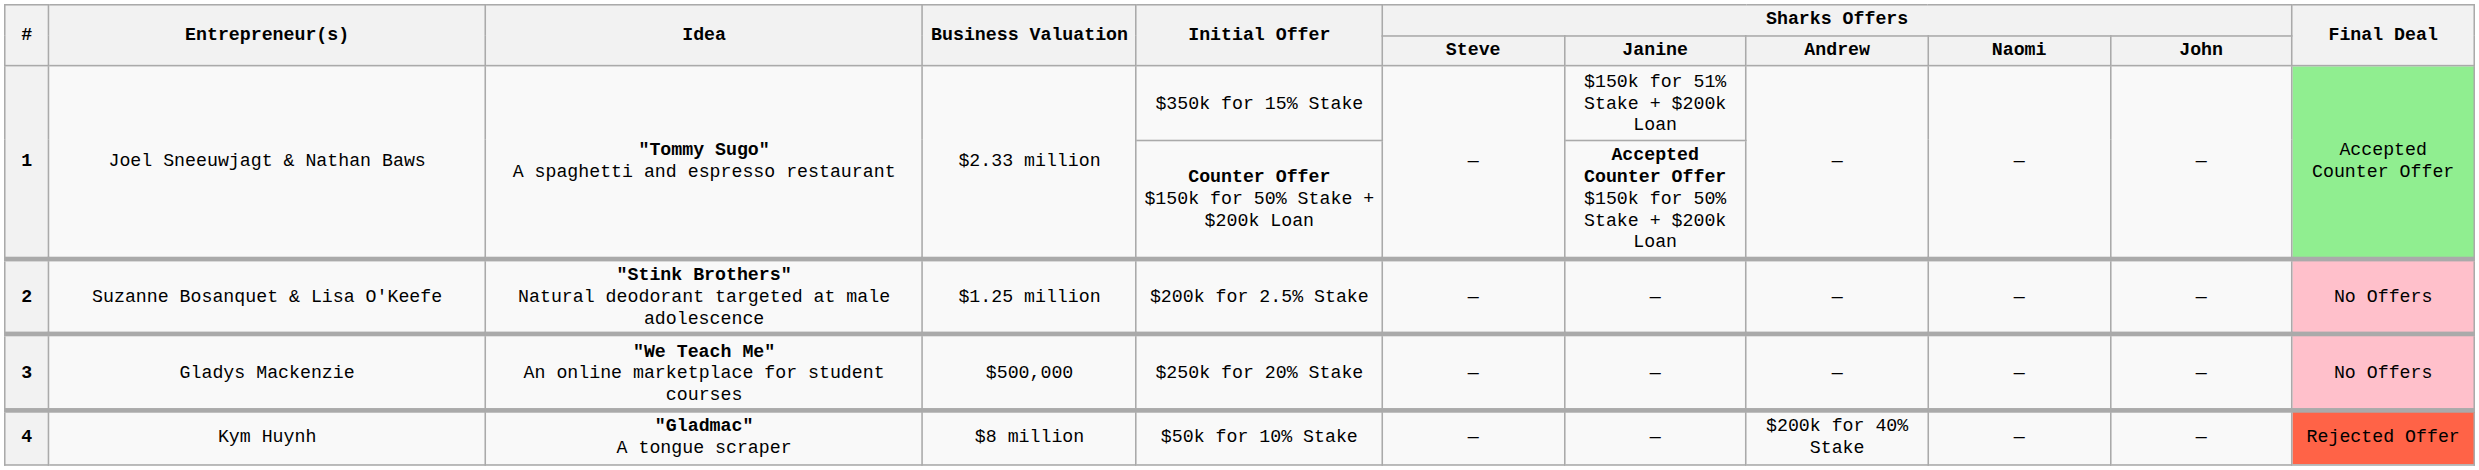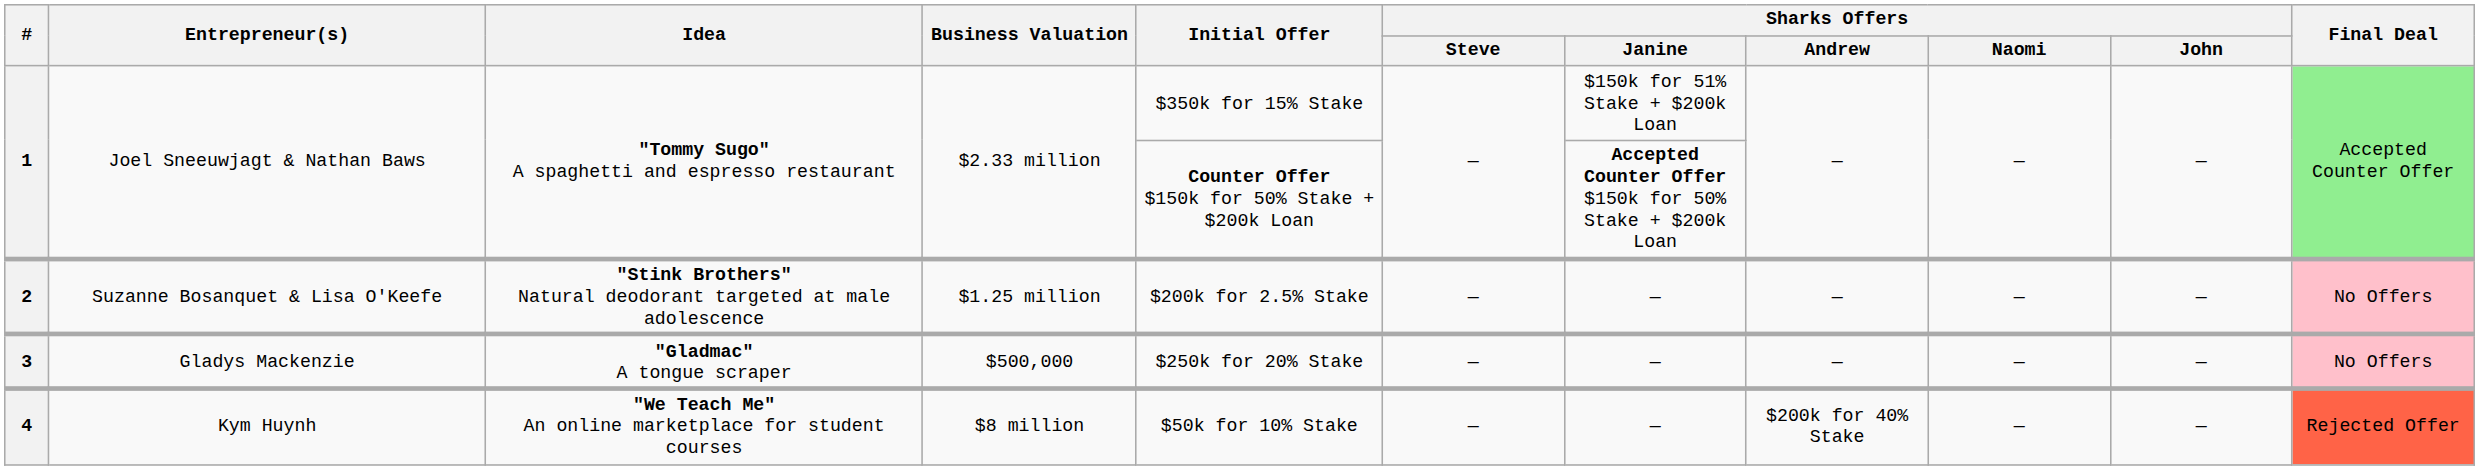(704, 373) "We Teach Me" An online marketplace for student courses -> (704, 362) "Gladmac" A tongue scraper
(704, 438) "Gladmac" A tongue scraper -> (704, 427) "We Teach Me" An online marketplace for student courses
